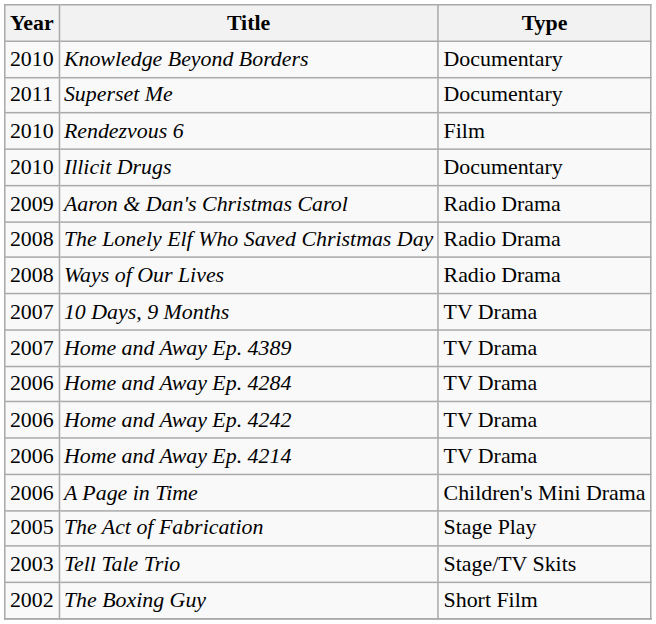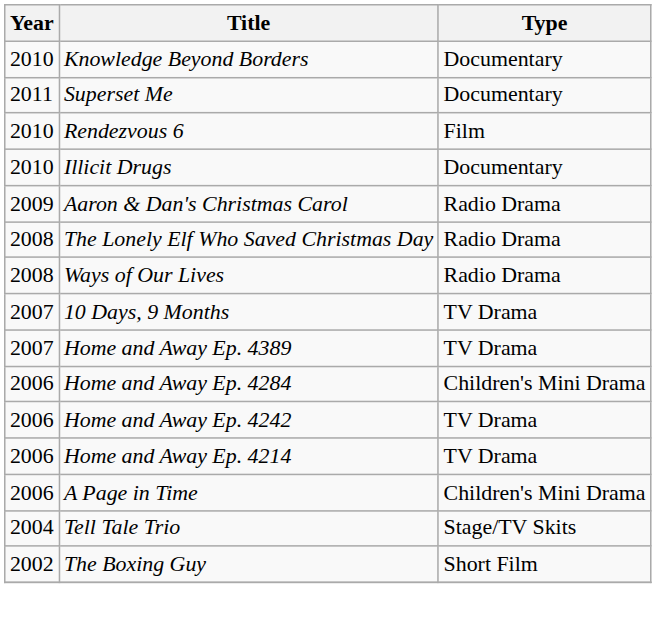(490, 383) TV Drama -> (545, 383) Children's Mini Drama
- row: (164, 528)
(32, 564) 2003 -> (32, 528) 2004
